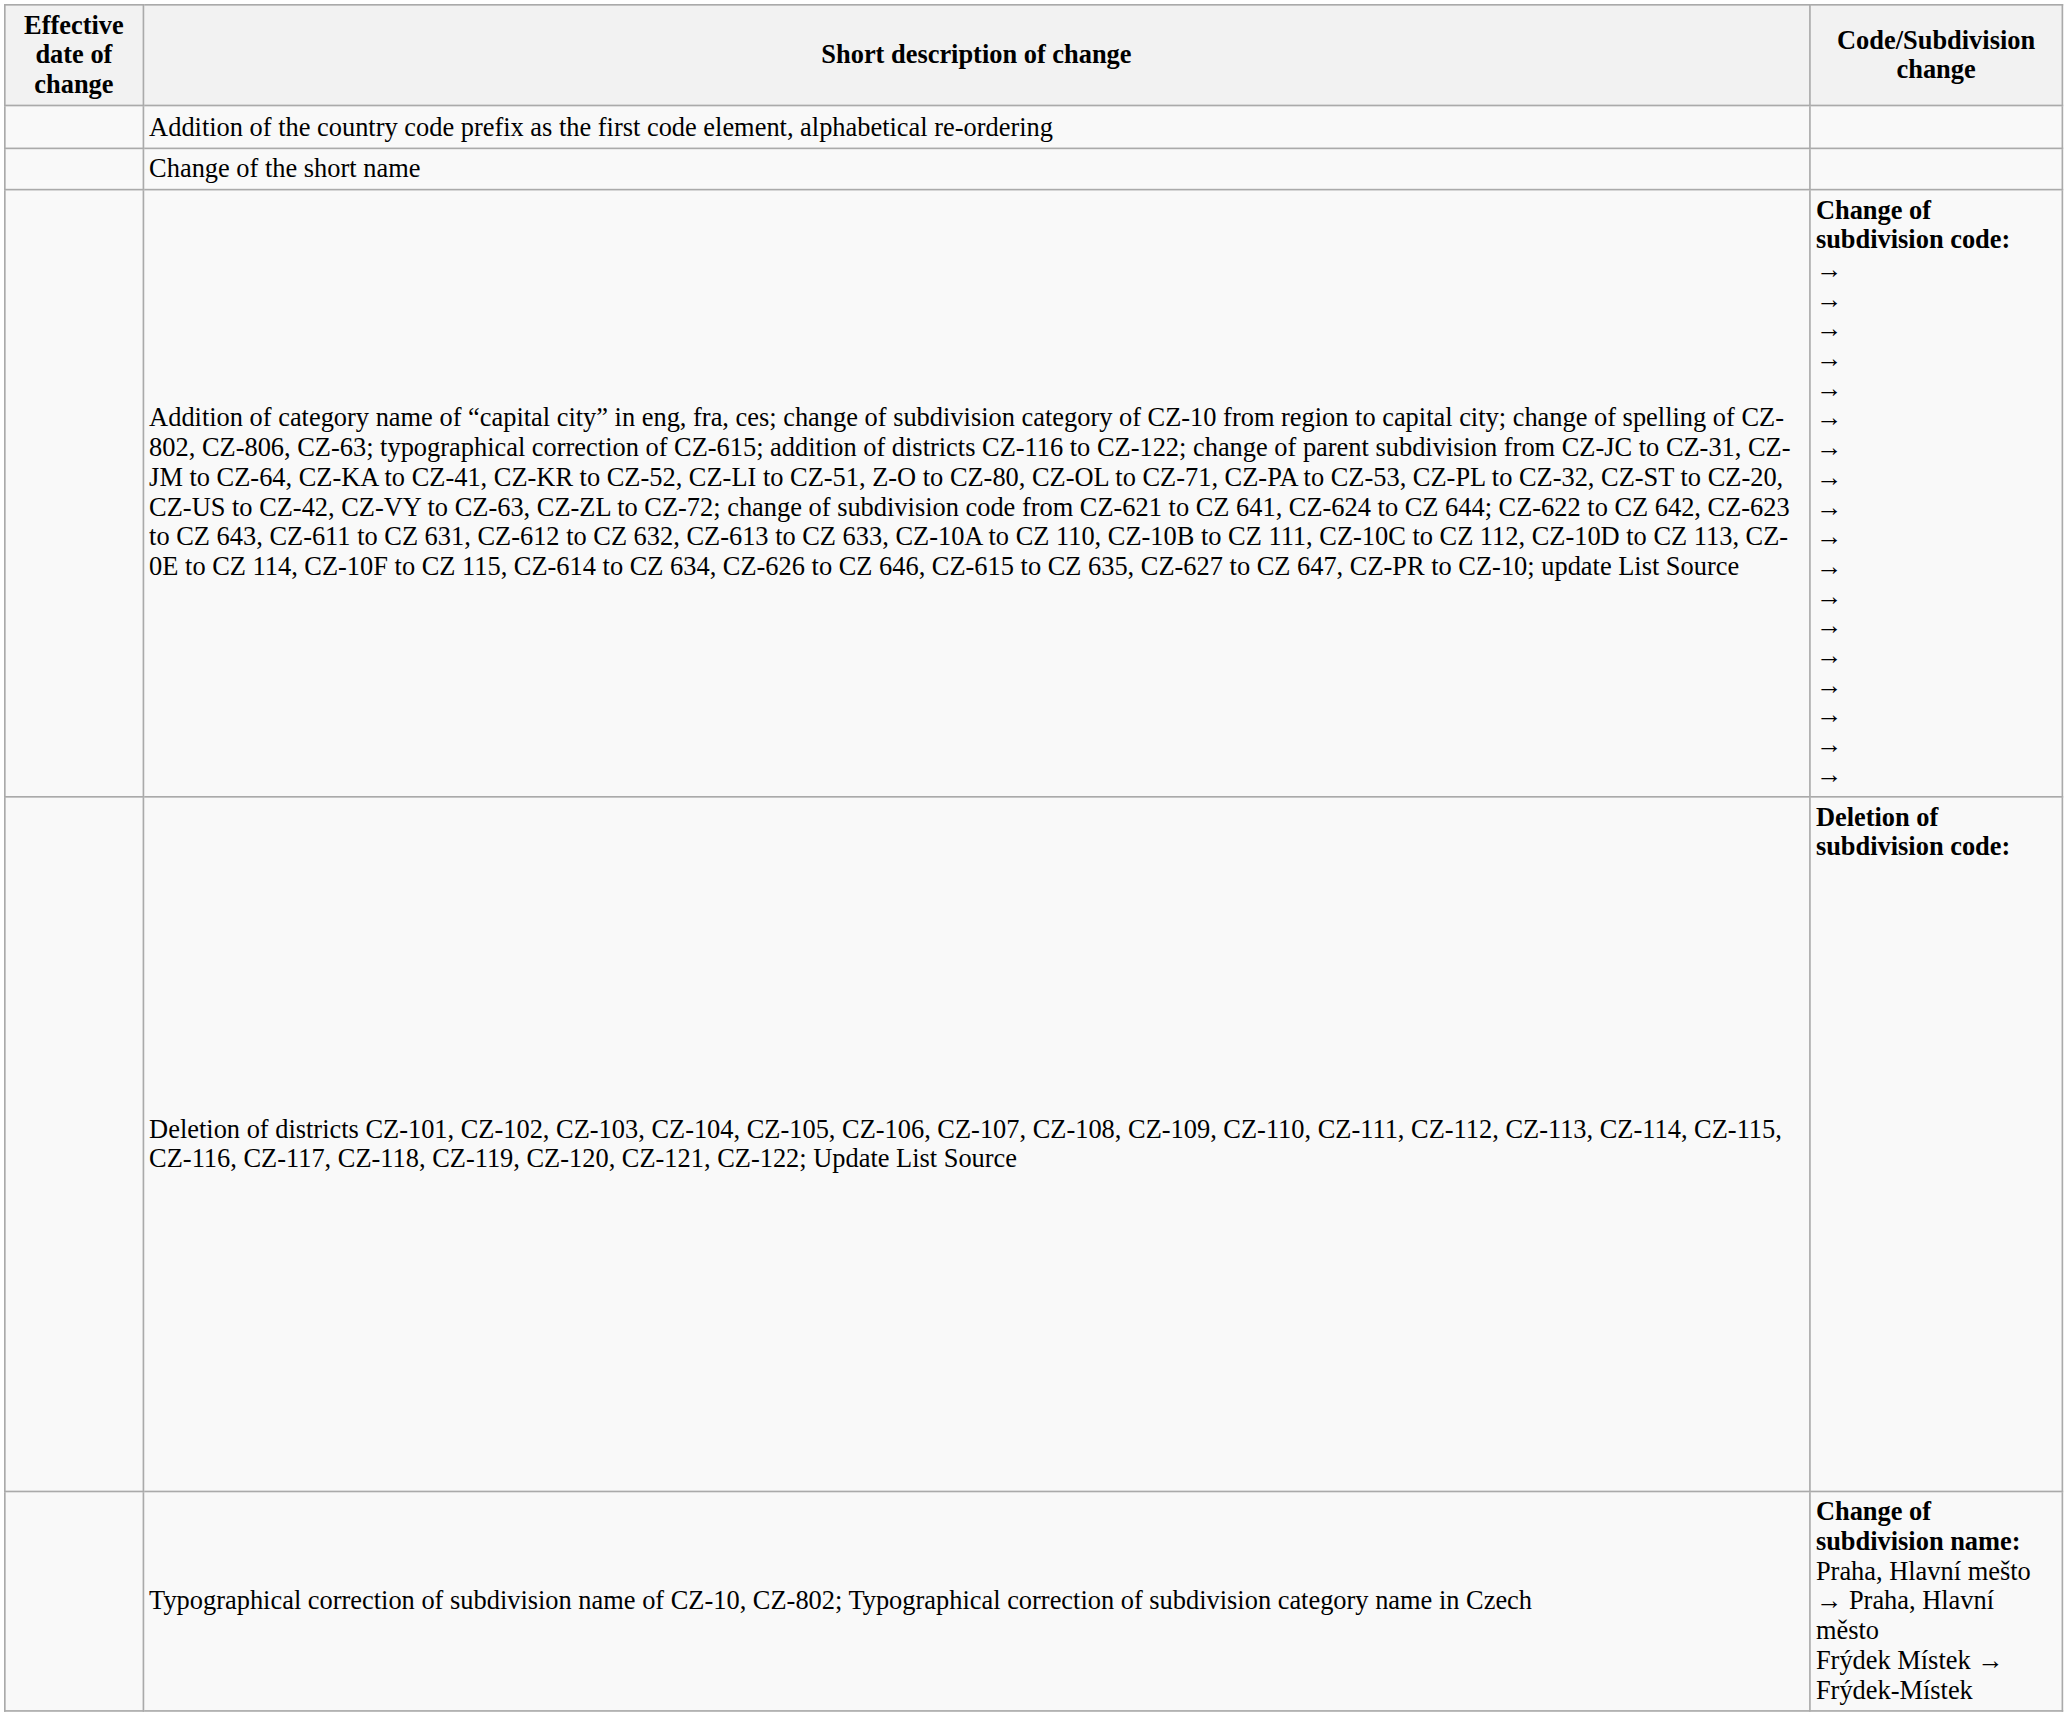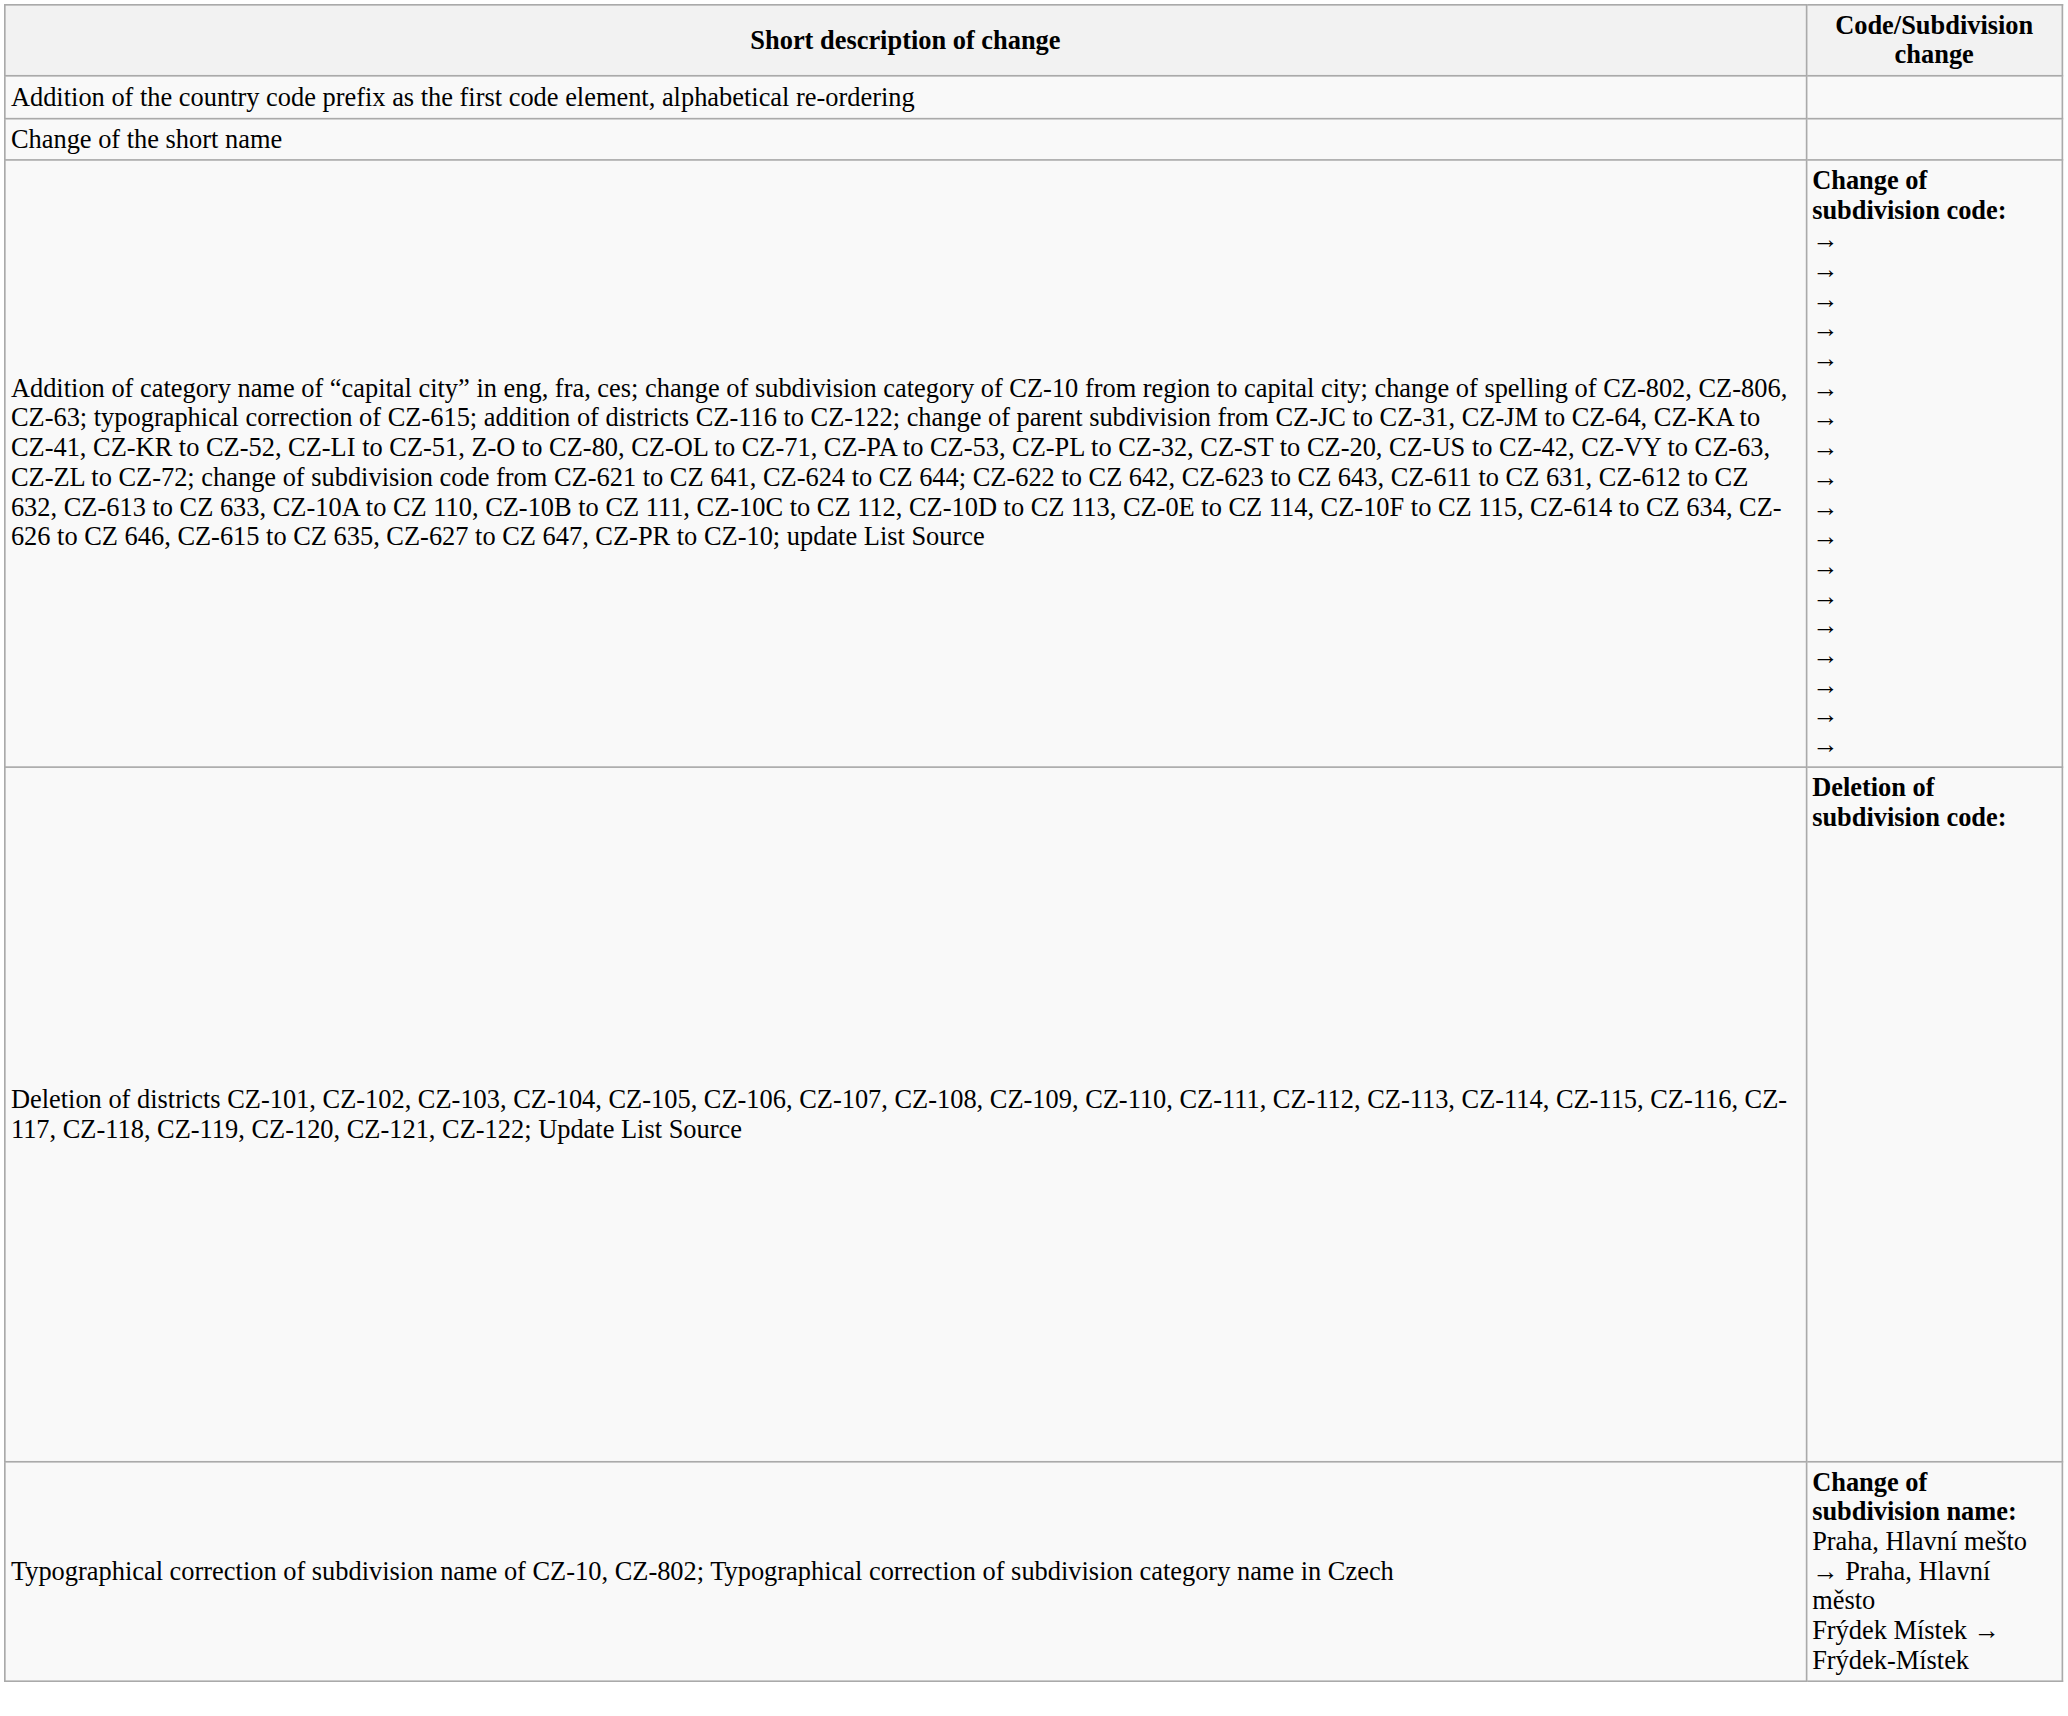- column: (74, 55)
